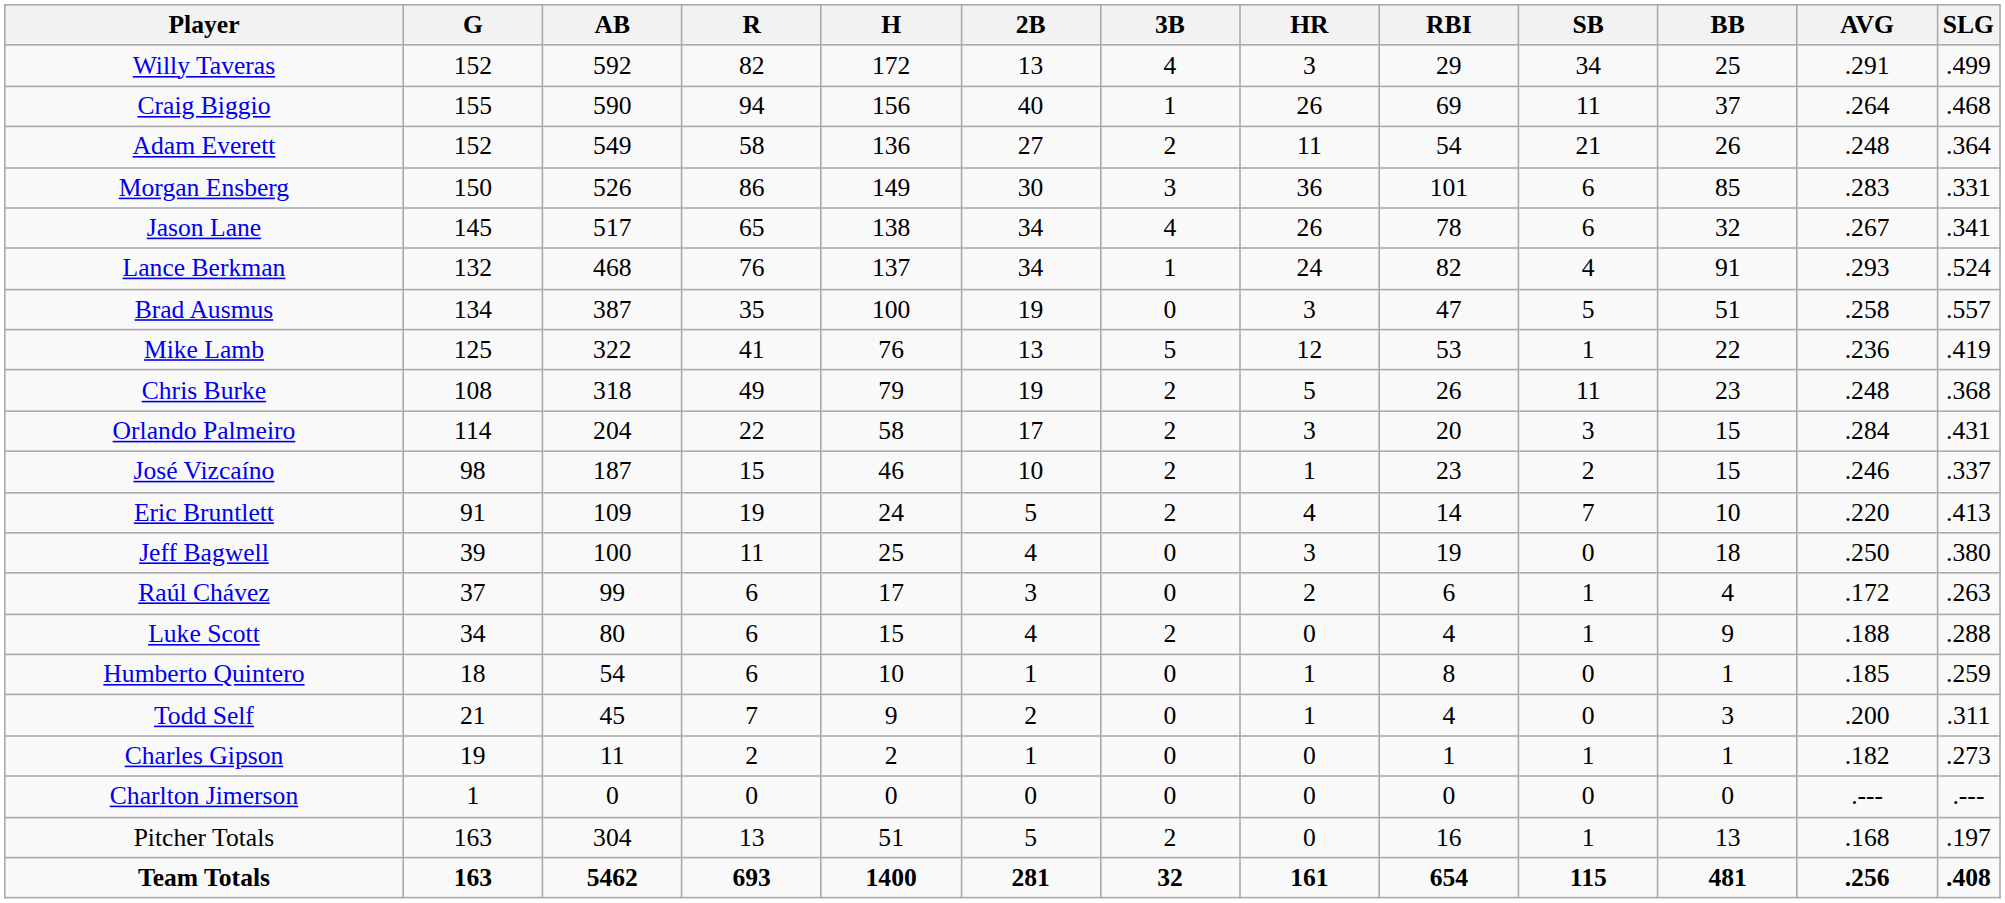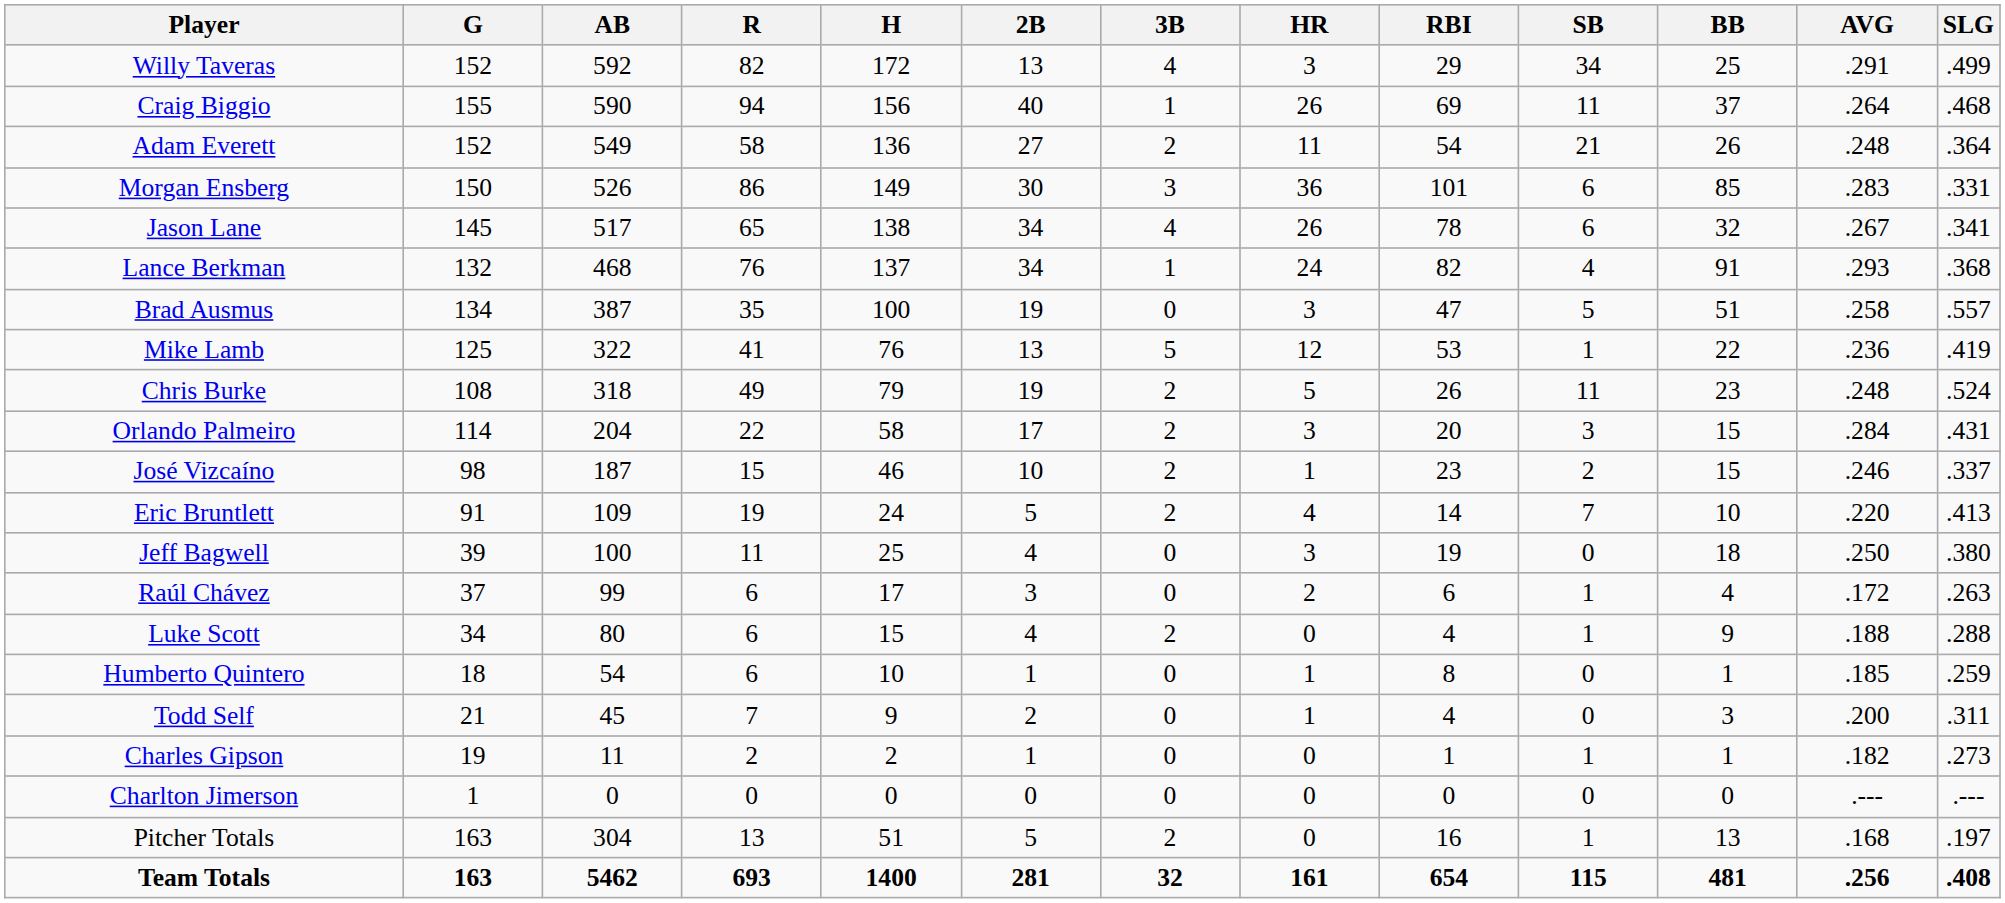(1968, 268) .524 -> (1968, 268) .368
(1968, 390) .368 -> (1968, 390) .524
